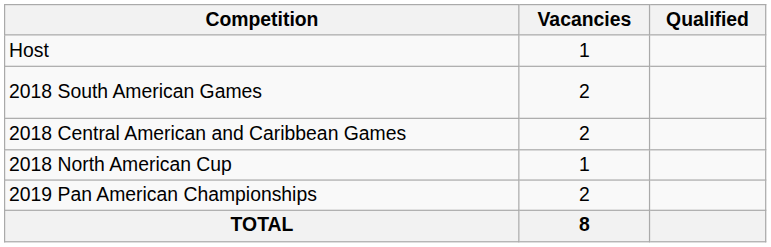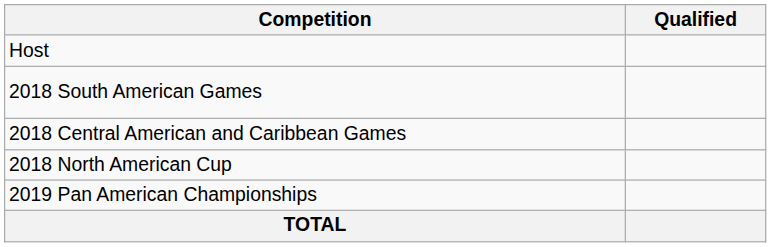- column: (584, 19)
